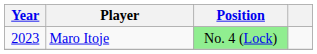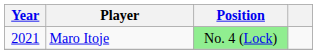(25, 37) 2023 -> (25, 37) 2021
